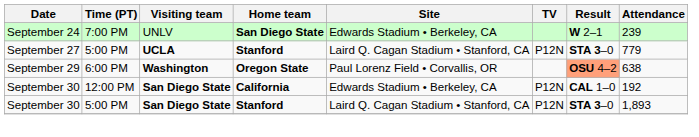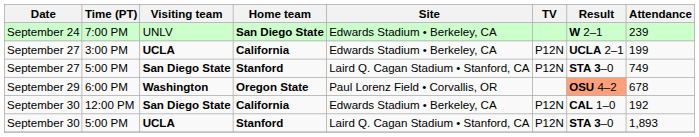+ row: (43, 50)
(159, 50) UCLA -> (187, 69) San Diego State
(632, 50) 779 -> (639, 69) 749
(632, 69) 638 -> (639, 87) 678
(187, 105) San Diego State -> (159, 123) UCLA
